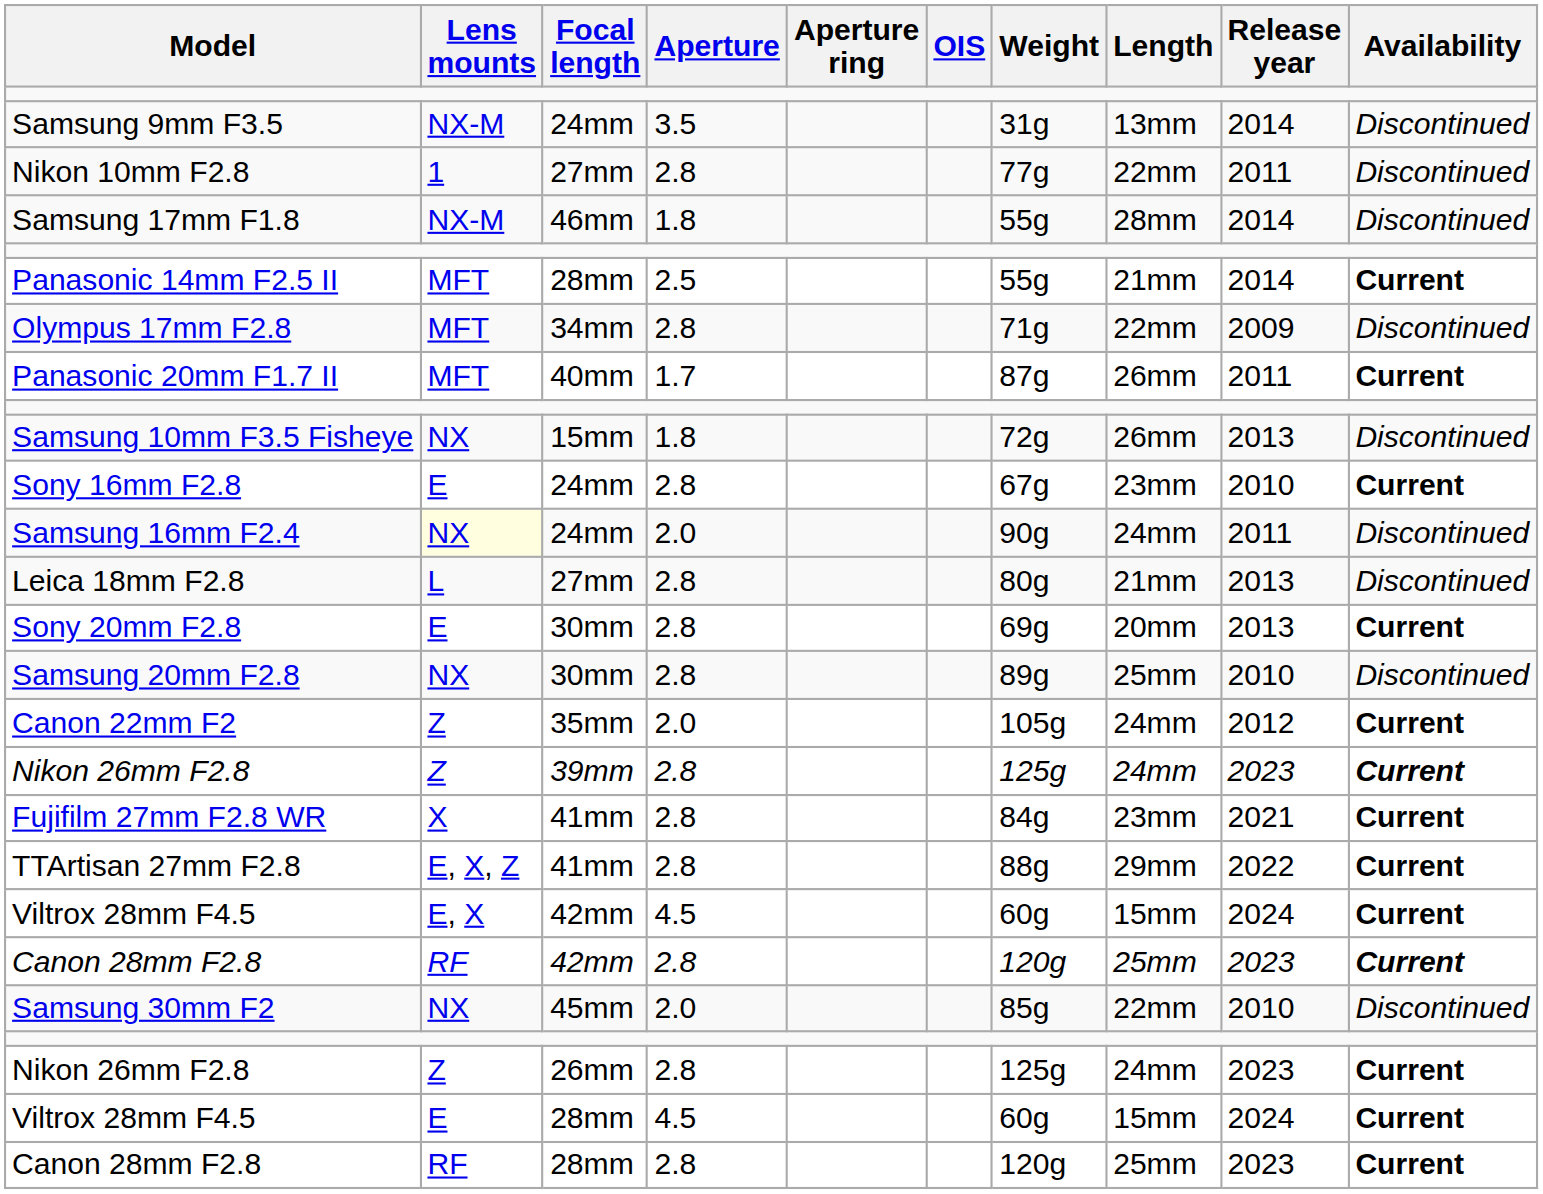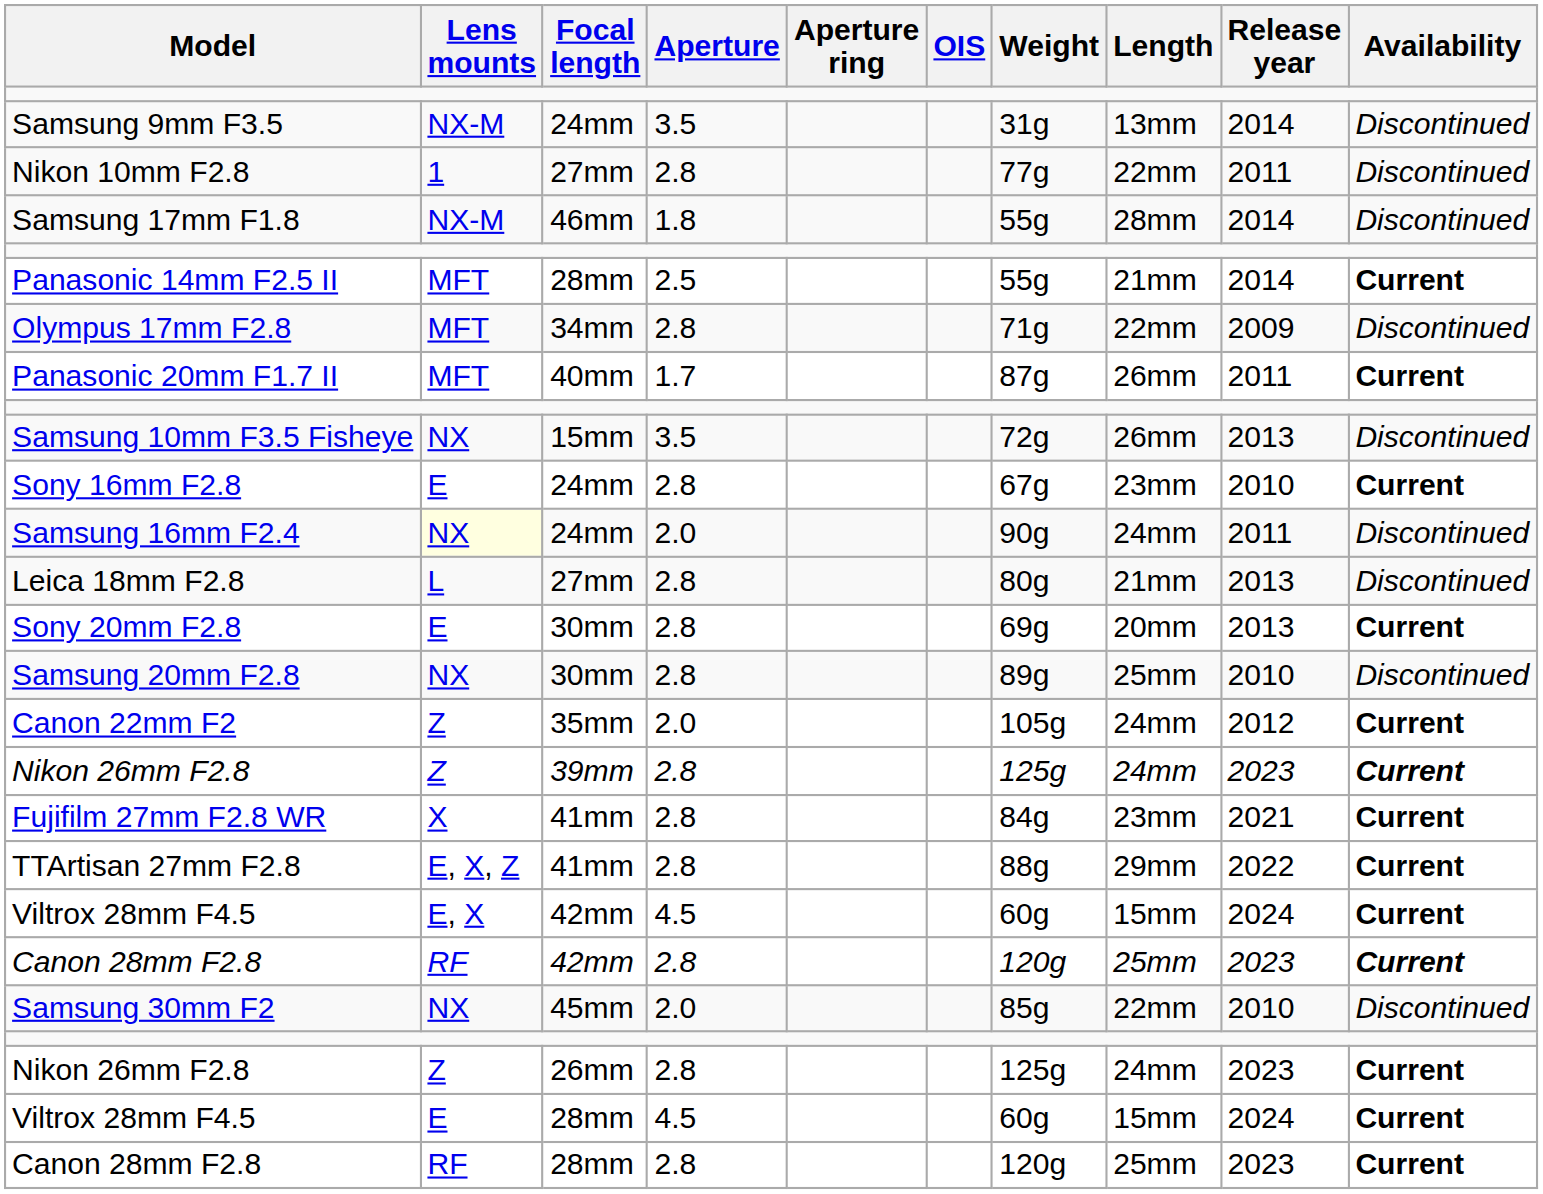(675, 438) 1.8 -> (675, 438) 3.5
